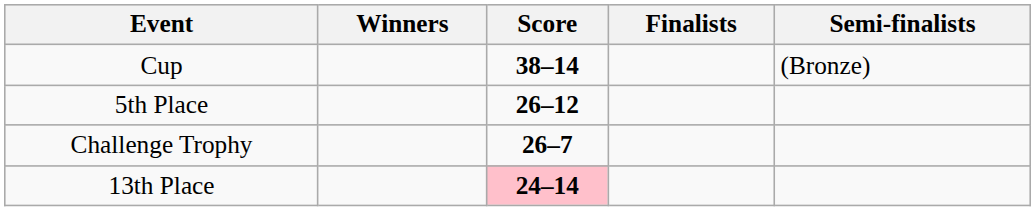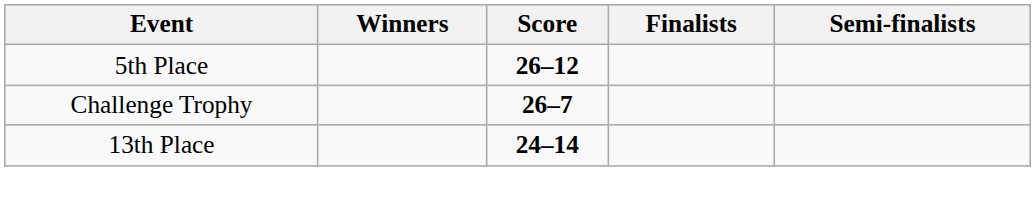- row: (162, 64)
(547, 184) pink background -> (547, 144) no background
